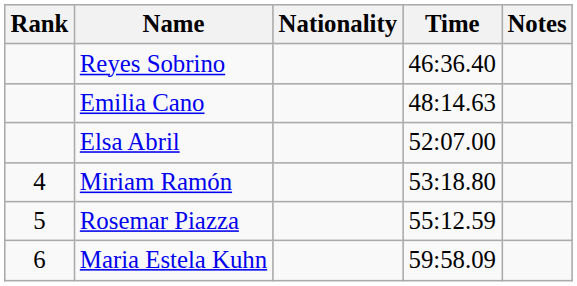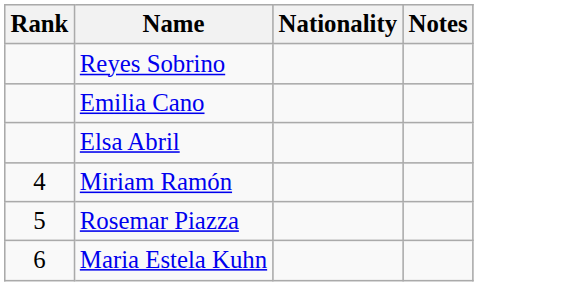- column: (452, 24)
